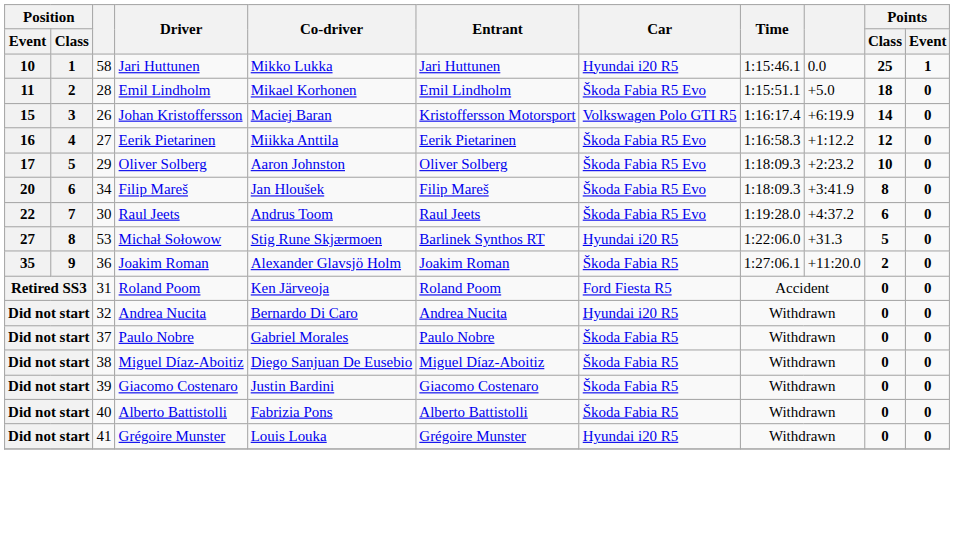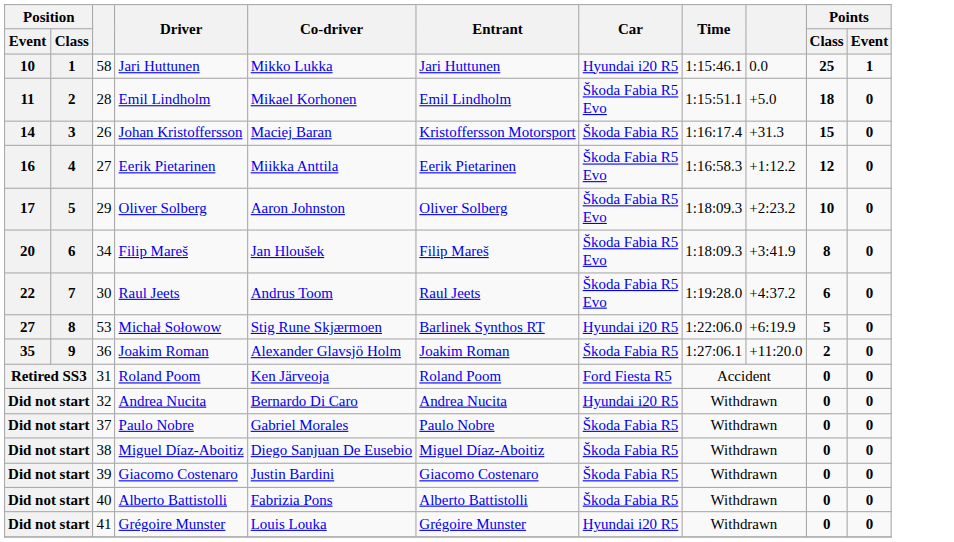(28, 115) 15 -> (28, 132) 14
(660, 115) Volkswagen Polo GTI R5 -> (631, 132) Škoda Fabia R5
(831, 115) +6:19.9 -> (767, 132) +31.3
(885, 115) 14 -> (827, 132) 15
(825, 238) +31.3 -> (772, 326) +6:19.9
